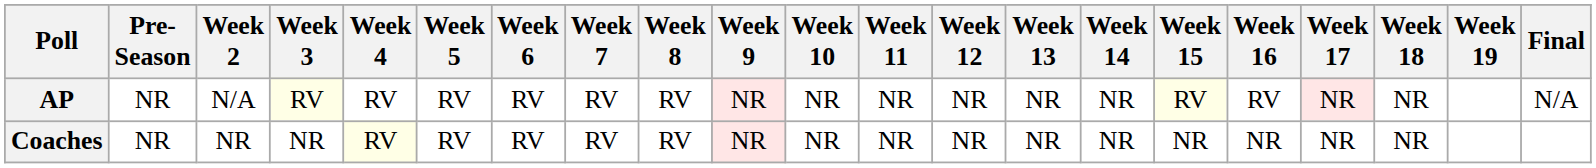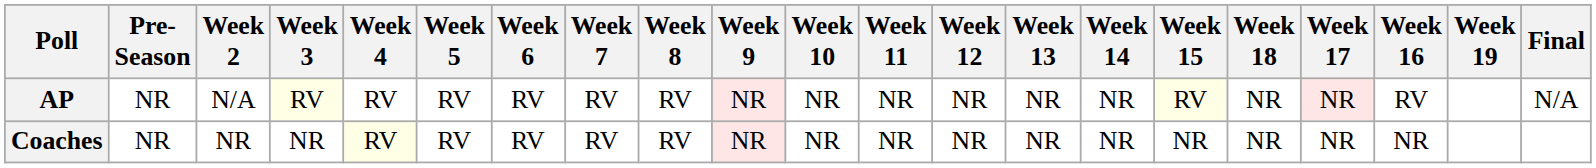columns swapped: (1264, 41) <-> (1411, 41)
